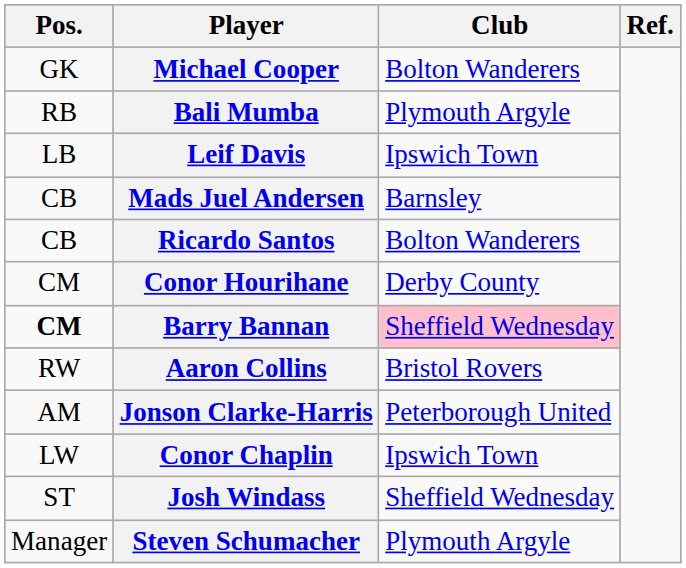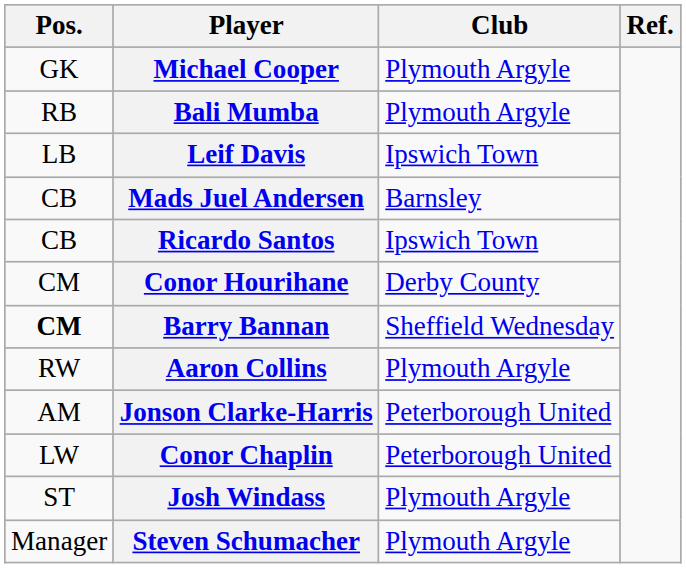(483, 68) Bolton Wanderers -> (478, 68) Plymouth Argyle
(483, 240) Bolton Wanderers -> (462, 240) Ipswich Town
(500, 326) pink background -> (500, 326) no background
(464, 369) Bristol Rovers -> (478, 369) Plymouth Argyle
(462, 454) Ipswich Town -> (498, 454) Peterborough United
(500, 497) Sheffield Wednesday -> (478, 497) Plymouth Argyle
